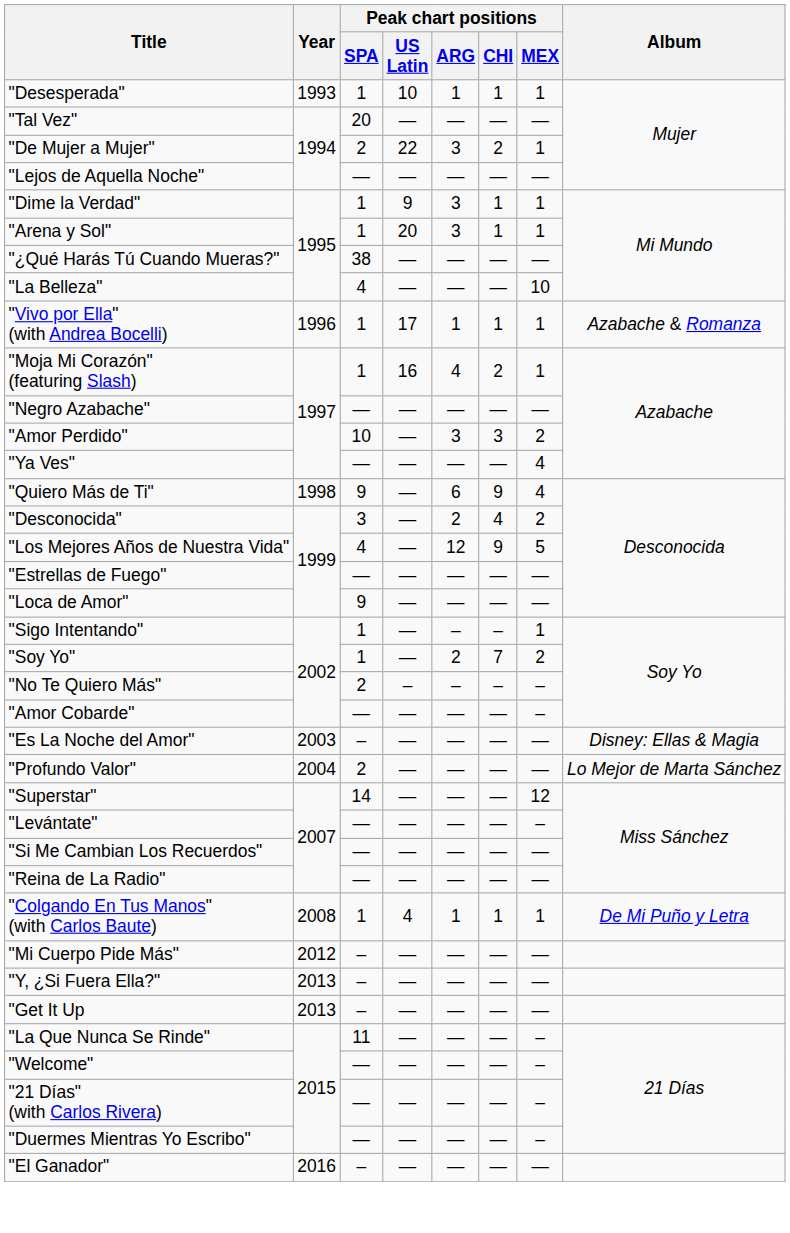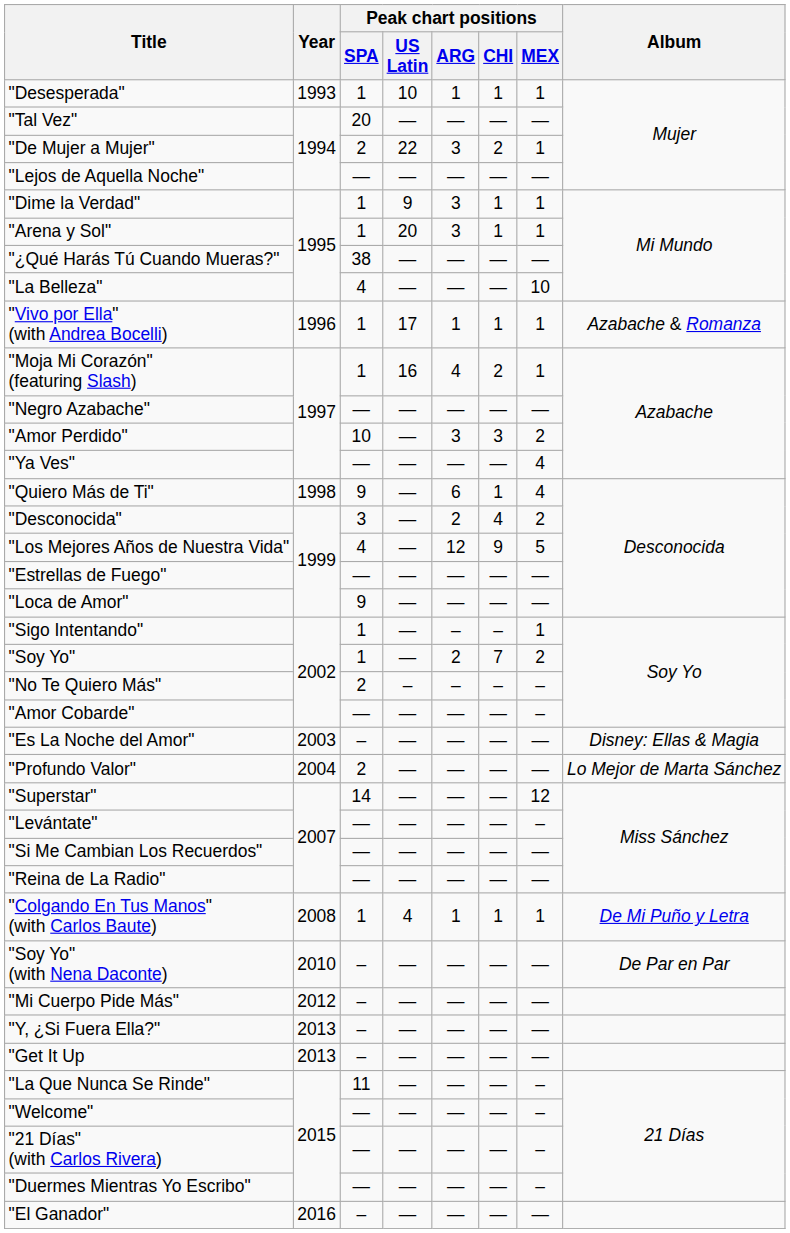(498, 492) 9 -> (498, 492) 1
+ row: (88, 964)
